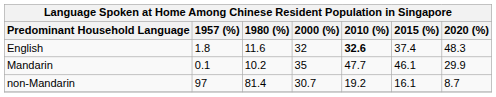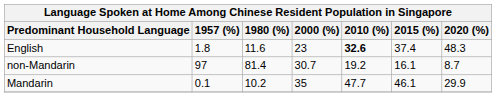(301, 48) 32 -> (301, 48) 23
rows swapped: (30, 65) <-> (41, 83)
